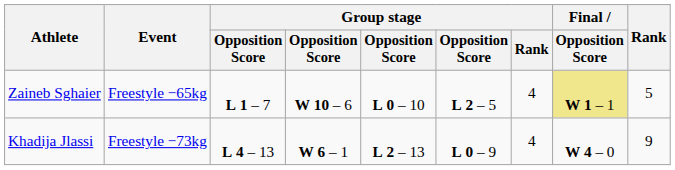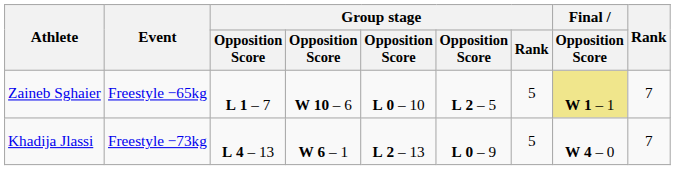(532, 94) 4 -> (532, 94) 5
(649, 94) 5 -> (649, 94) 7
(532, 141) 4 -> (532, 141) 5
(649, 141) 9 -> (649, 141) 7
